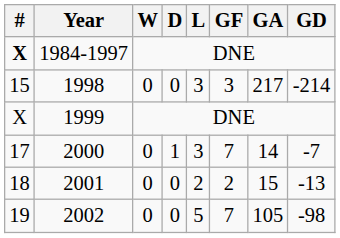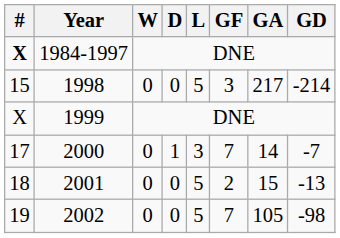(198, 85) 3 -> (198, 85) 5
(198, 183) 2 -> (198, 183) 5
